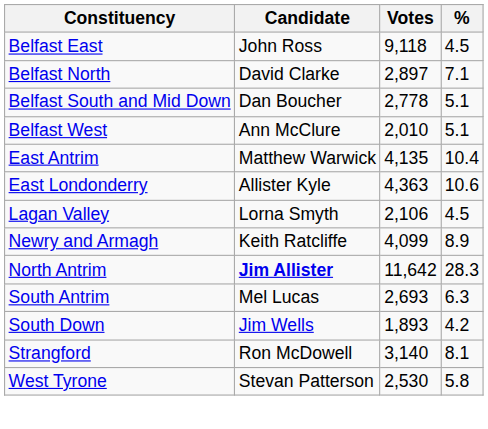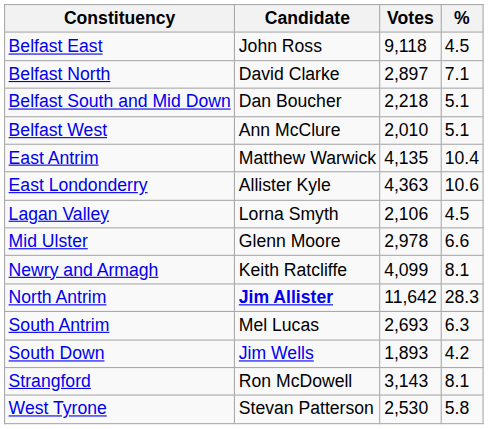(406, 102) 2,778 -> (406, 102) 2,218
+ row: (48, 241)
(457, 241) 8.9 -> (457, 269) 8.1
(406, 353) 3,140 -> (406, 381) 3,143
